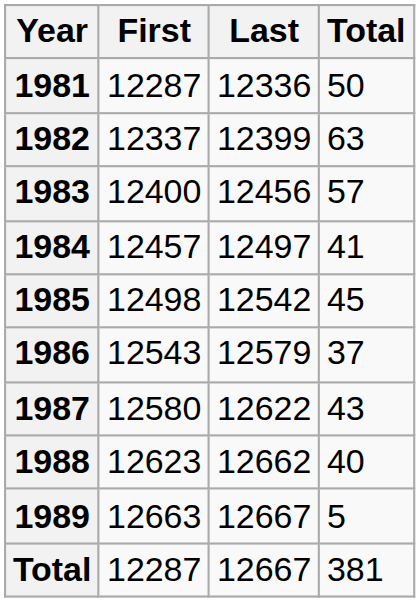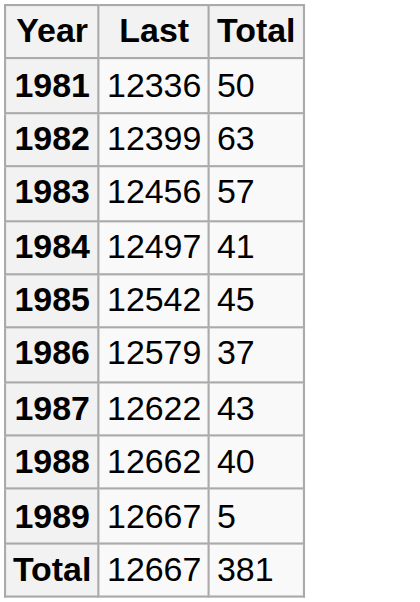- column: (154, 31)
